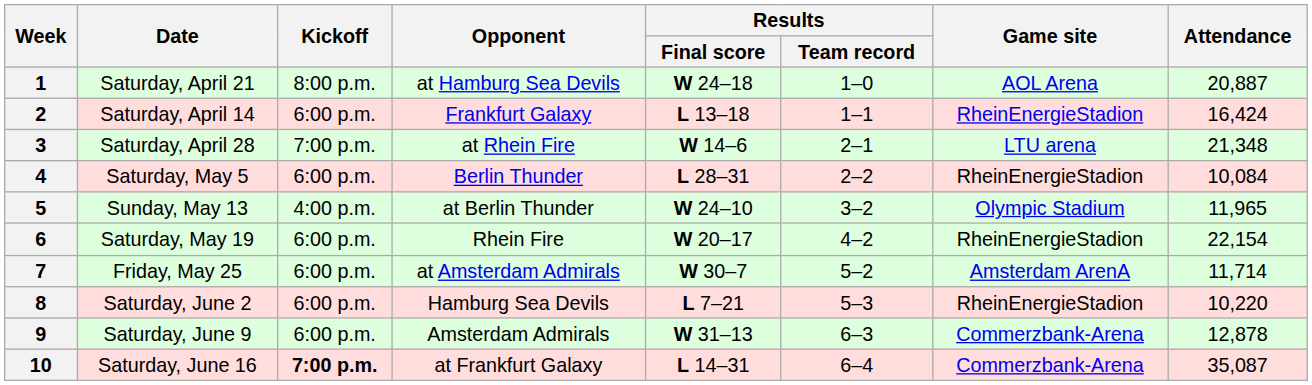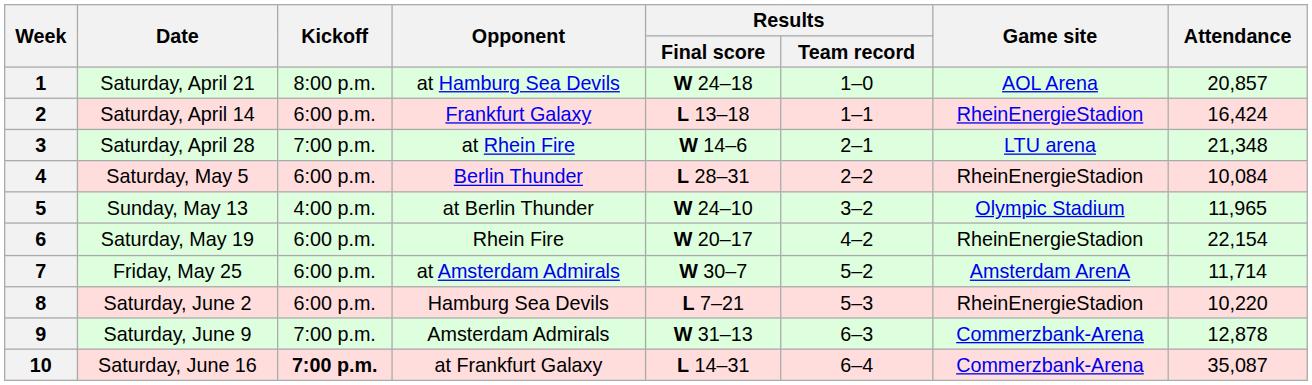(1238, 83) 20,887 -> (1238, 83) 20,857
(335, 333) 6:00 p.m. -> (335, 333) 7:00 p.m.
